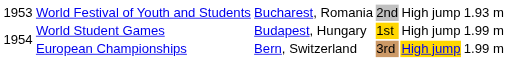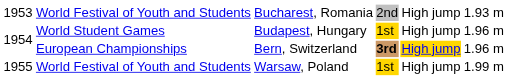(484, 30) 1.99 m -> (484, 30) 1.96 m
(386, 49) normal -> (386, 49) bold
(484, 49) 1.99 m -> (484, 49) 1.96 m
+ row: (143, 67)
